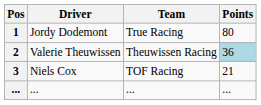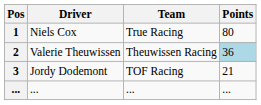(69, 32) Jordy Dodemont -> (53, 32) Niels Cox
(53, 70) Niels Cox -> (69, 70) Jordy Dodemont
